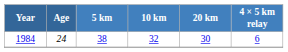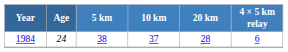(154, 39) 32 -> (154, 39) 37
(205, 39) 30 -> (205, 39) 28
